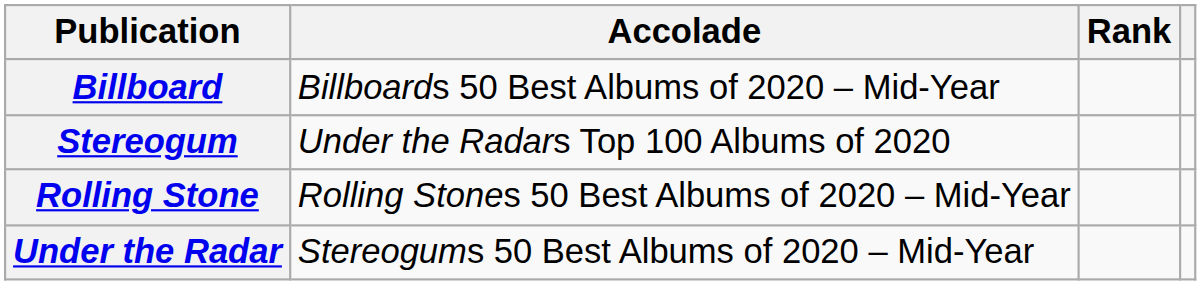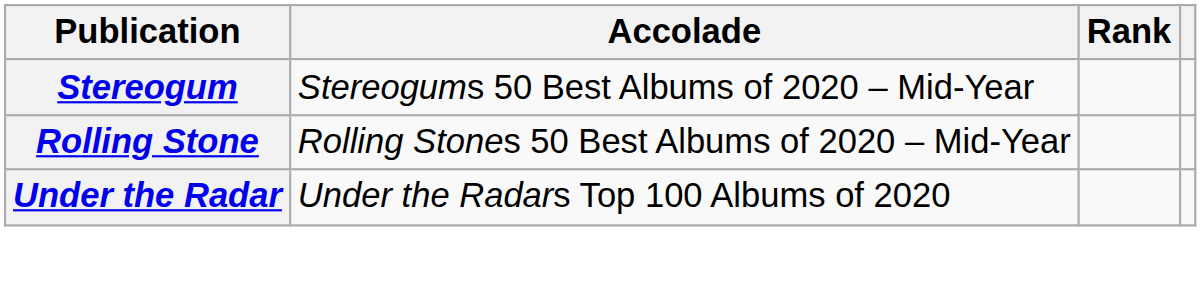- row: (147, 86)
(624, 141) Under the Radars Top 100 Albums of 2020 -> (666, 86) Stereogums 50 Best Albums of 2020 – Mid-Year
(666, 251) Stereogums 50 Best Albums of 2020 – Mid-Year -> (624, 196) Under the Radars Top 100 Albums of 2020
